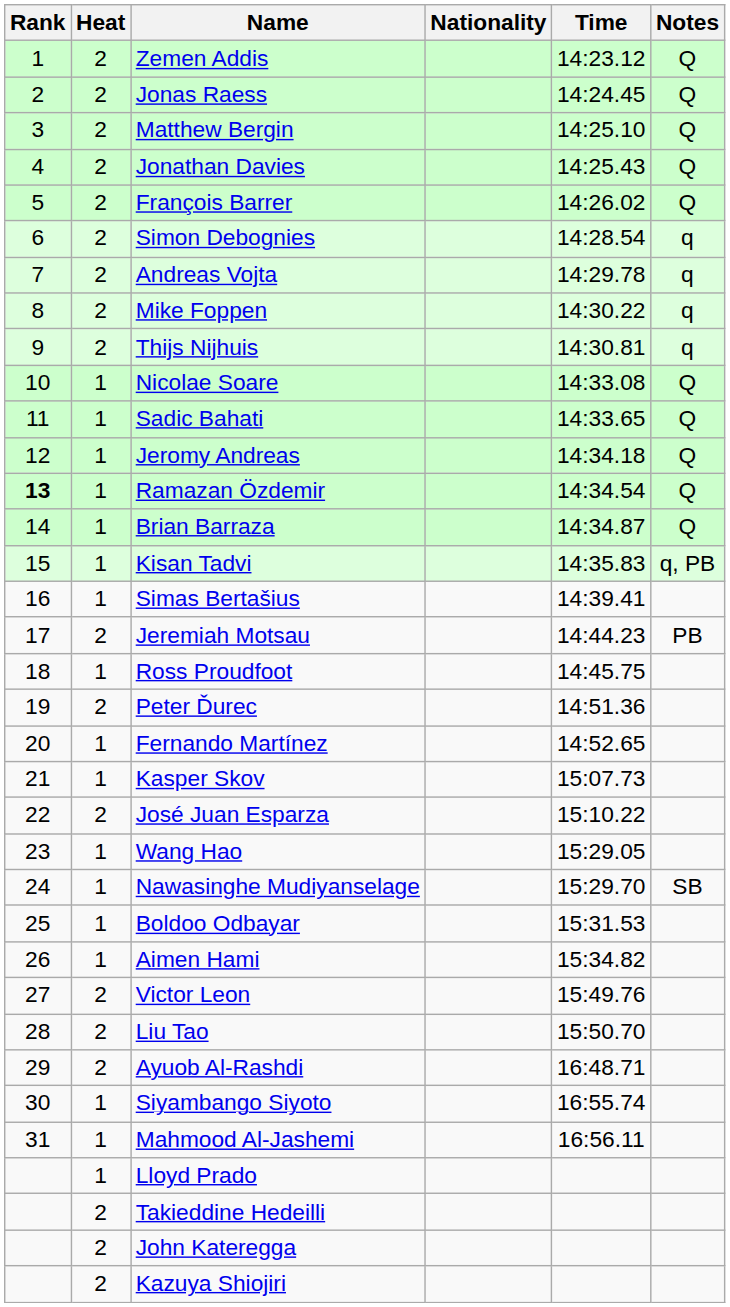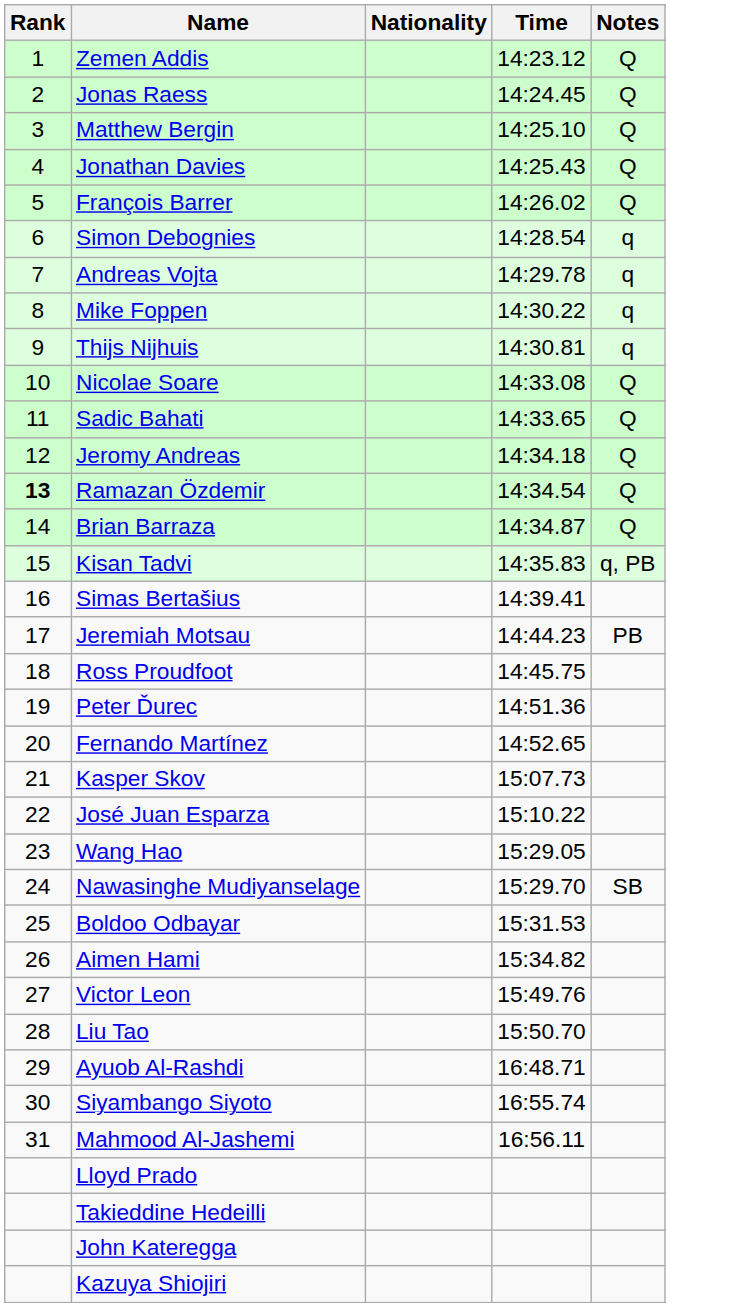- column: (101, 22)
